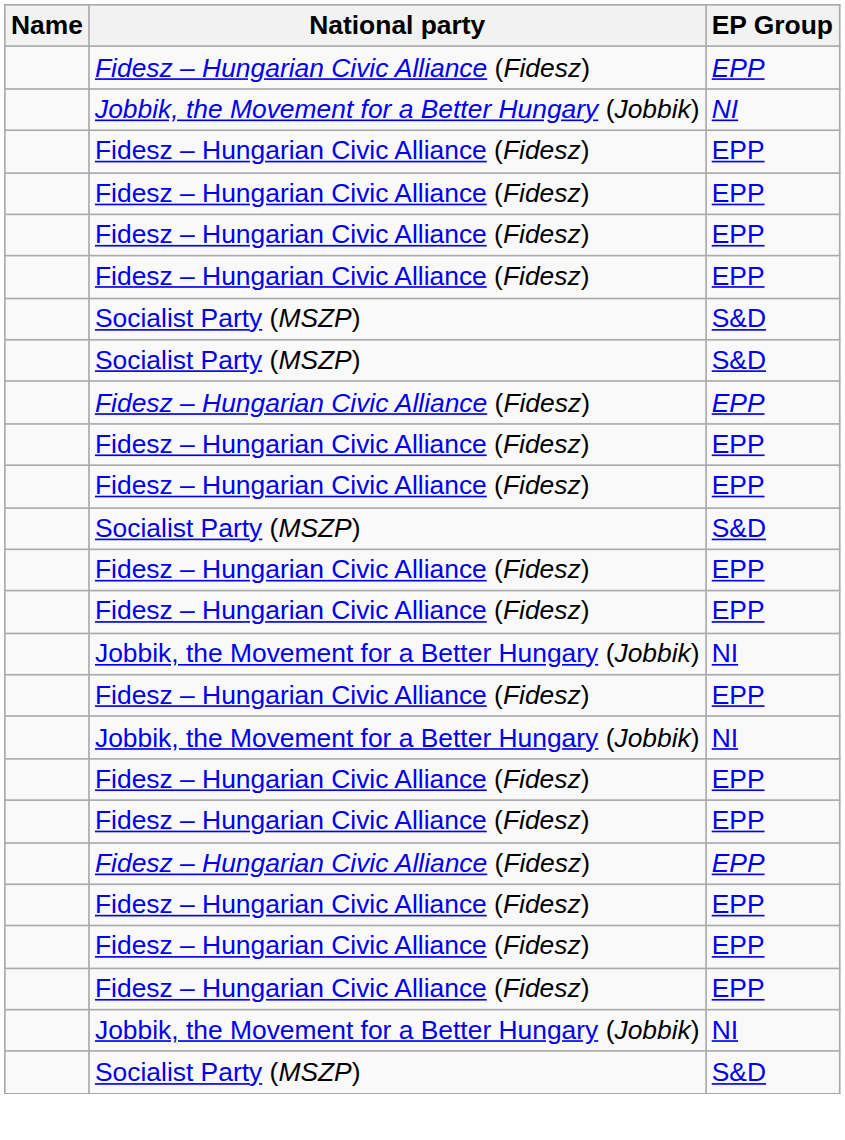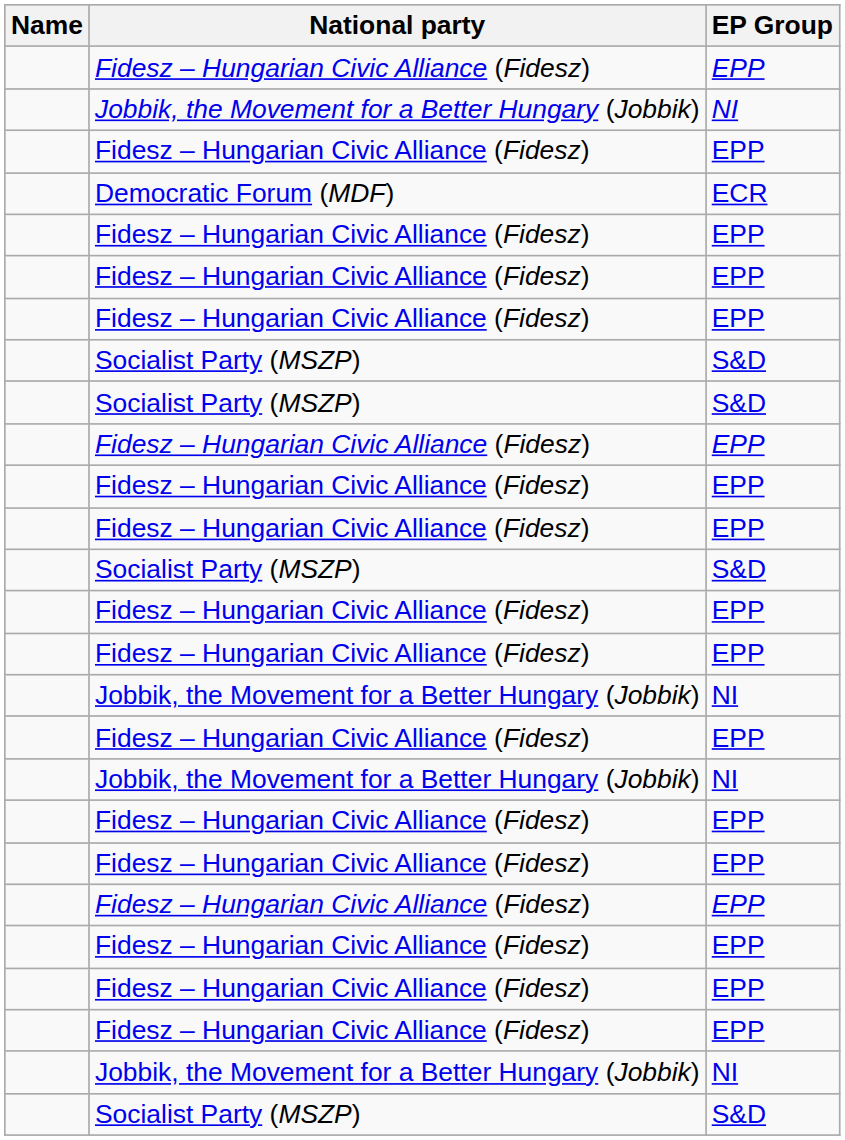+ row: (245, 192)
